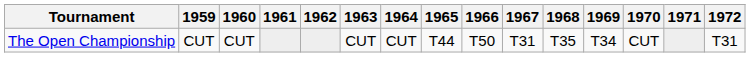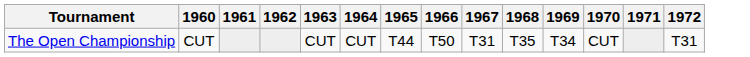- column: (199, 17)
